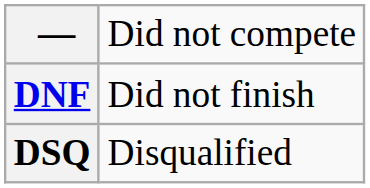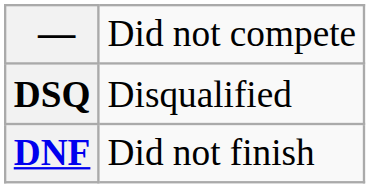rows swapped: (52, 93) <-> (52, 152)
